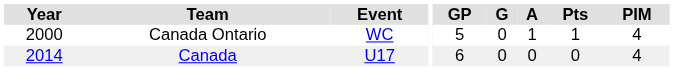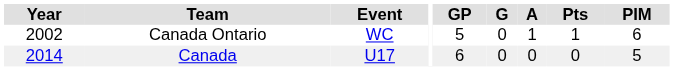(44, 35) 2000 -> (44, 35) 2002
(637, 35) 4 -> (637, 35) 6
(637, 55) 4 -> (637, 55) 5
